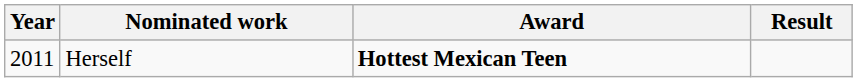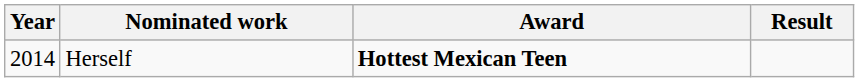(32, 58) 2011 -> (32, 58) 2014
